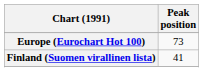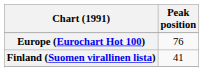(178, 41) 73 -> (178, 41) 76
